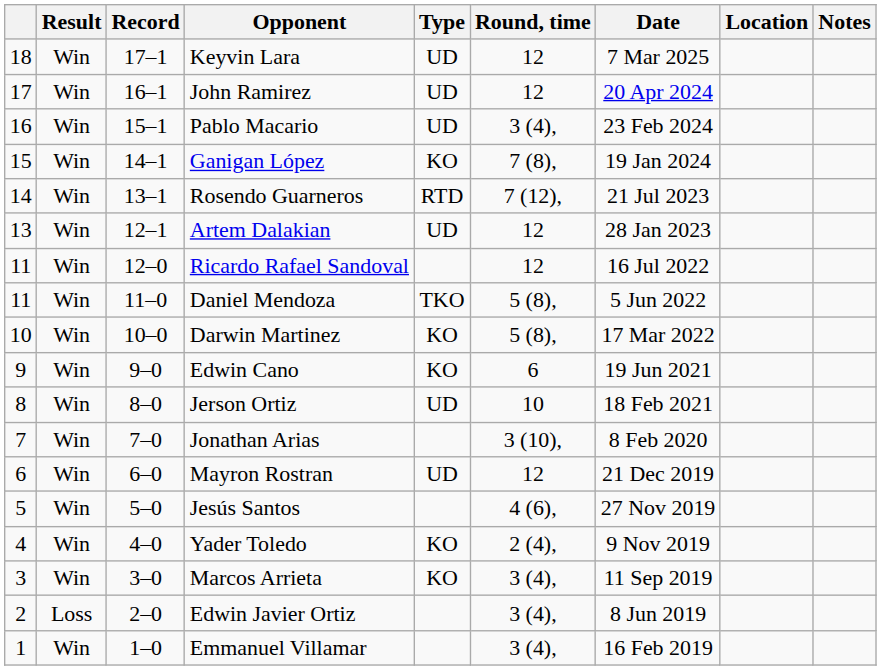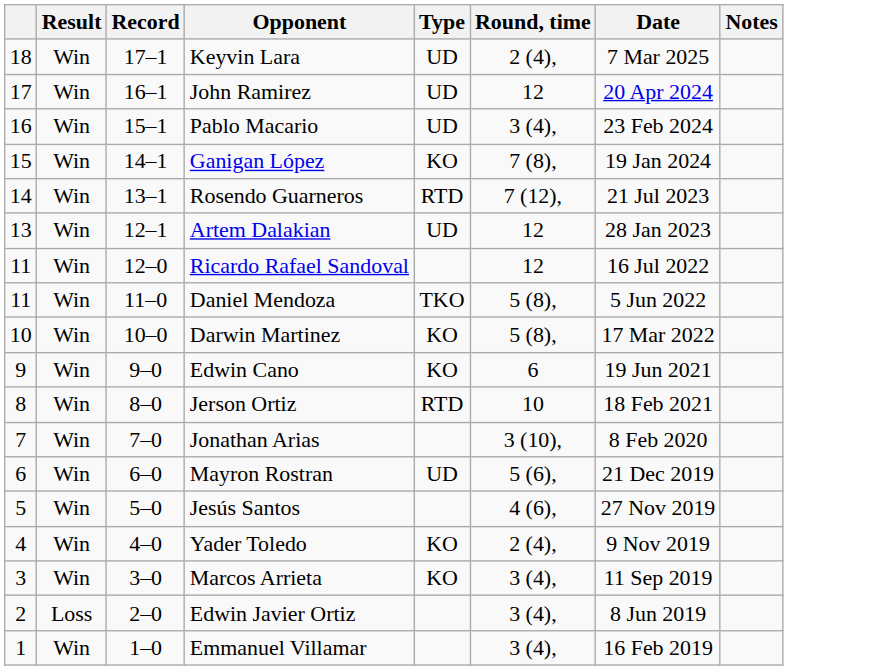- column: (767, 21)
(533, 56) 12 -> (533, 56) 2 (4),
(442, 404) UD -> (442, 404) RTD
(533, 473) 12 -> (533, 473) 5 (6),
